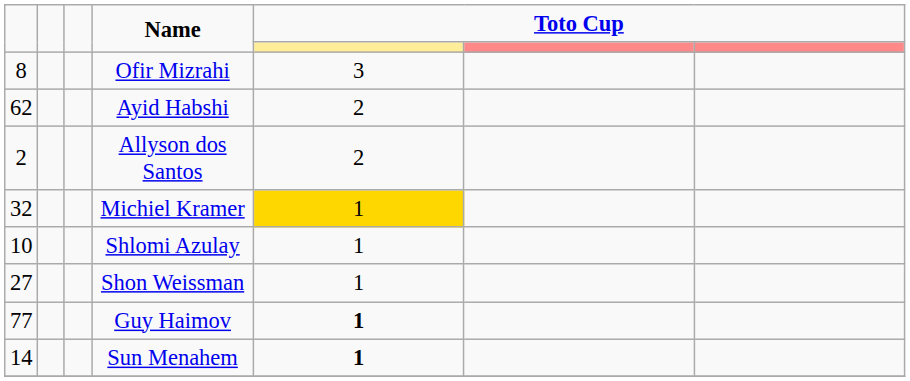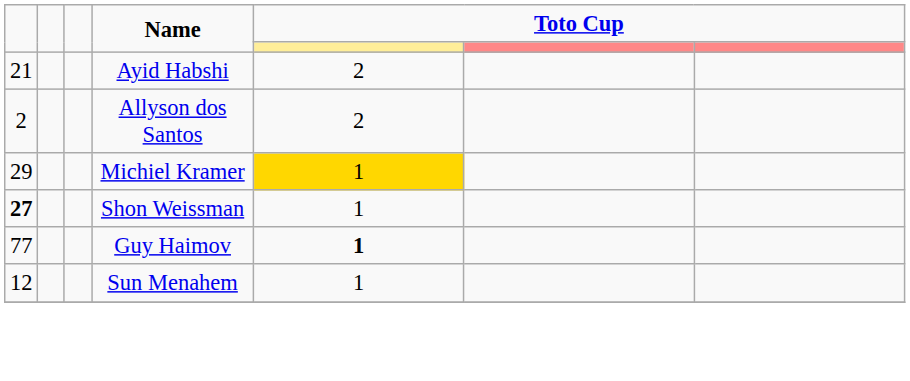- row: (173, 70)
(21, 107) 62 -> (21, 70) 21
(21, 208) 32 -> (21, 171) 29
- row: (173, 245)
(21, 282) normal -> (21, 208) bold
(21, 357) 14 -> (21, 282) 12
(359, 357) bold -> (359, 282) normal
